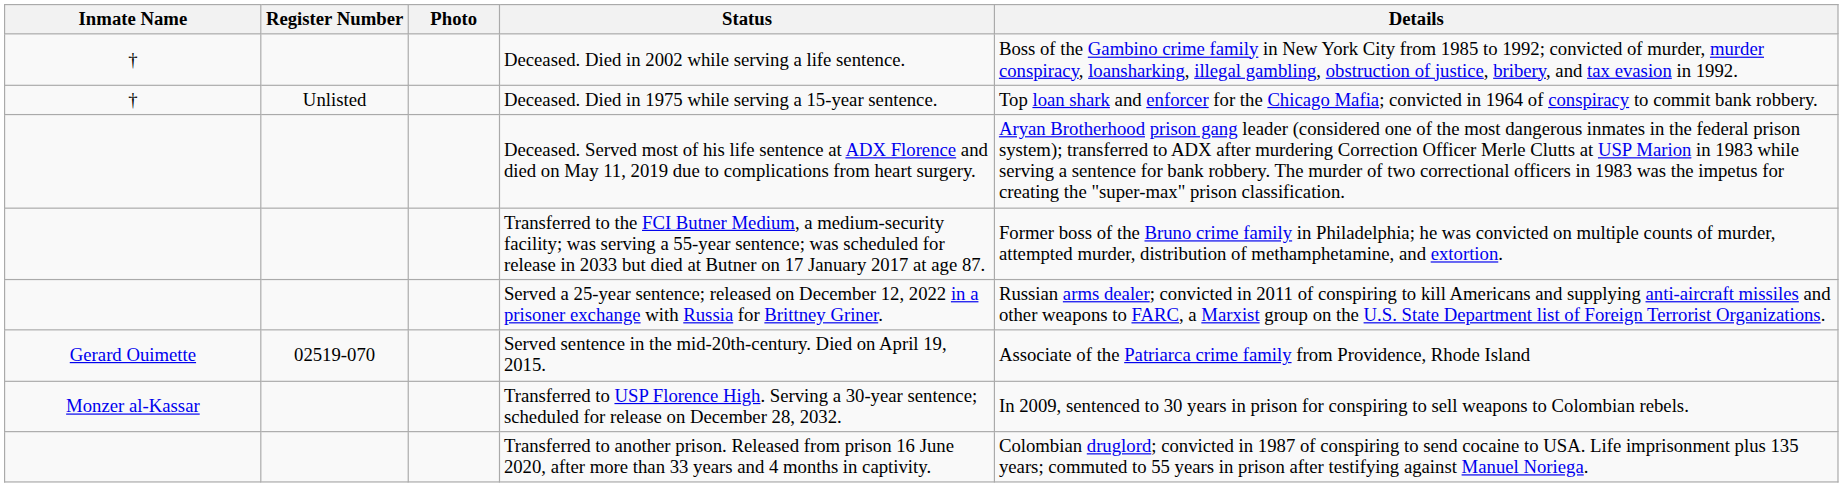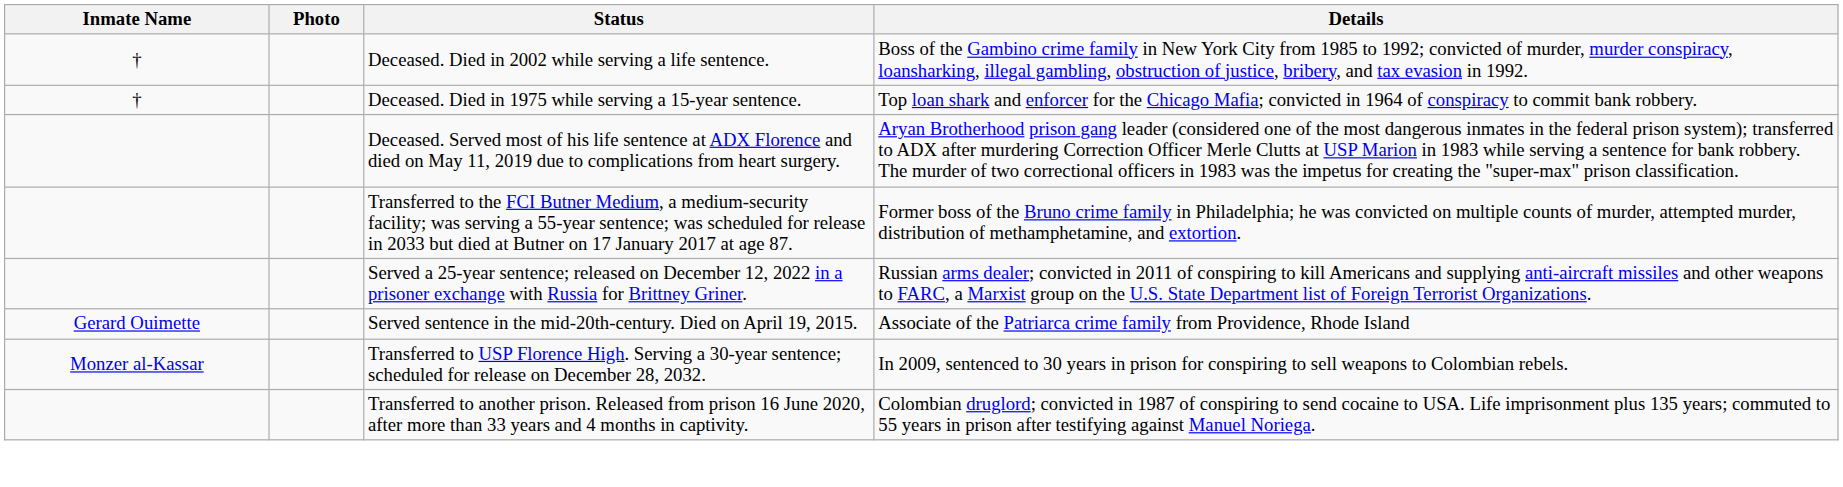- column: (335, 19)
